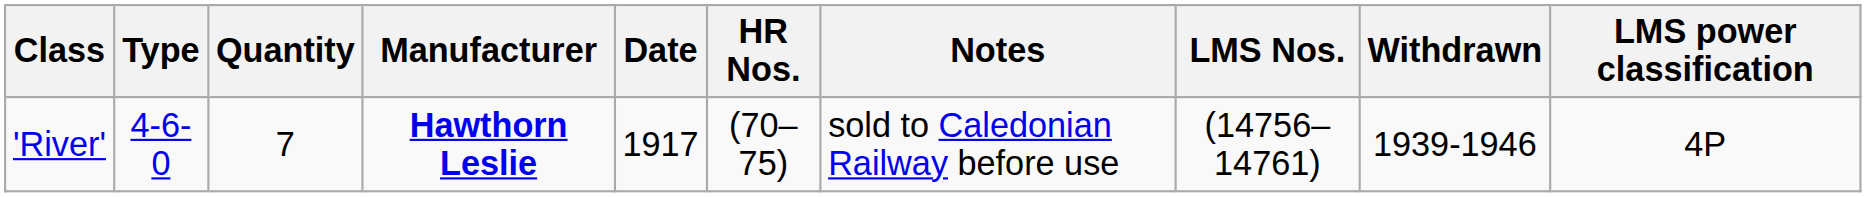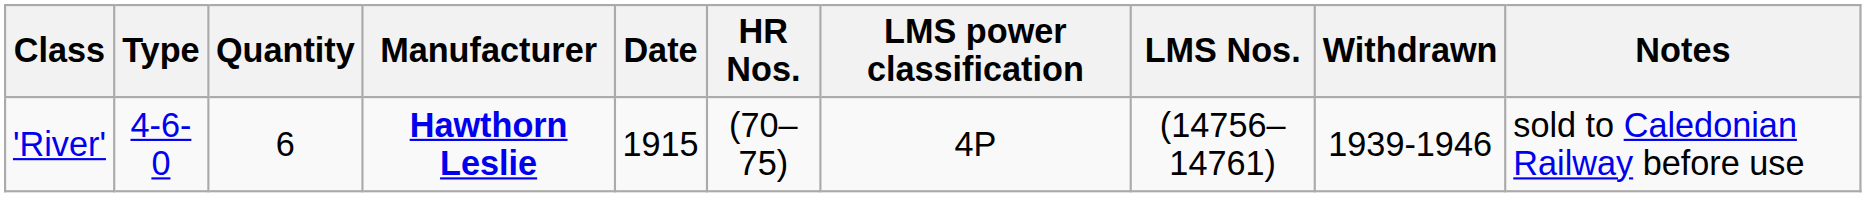columns swapped: (1705, 50) <-> (998, 50)
(285, 143) 7 -> (285, 143) 6
(661, 143) 1917 -> (661, 143) 1915
